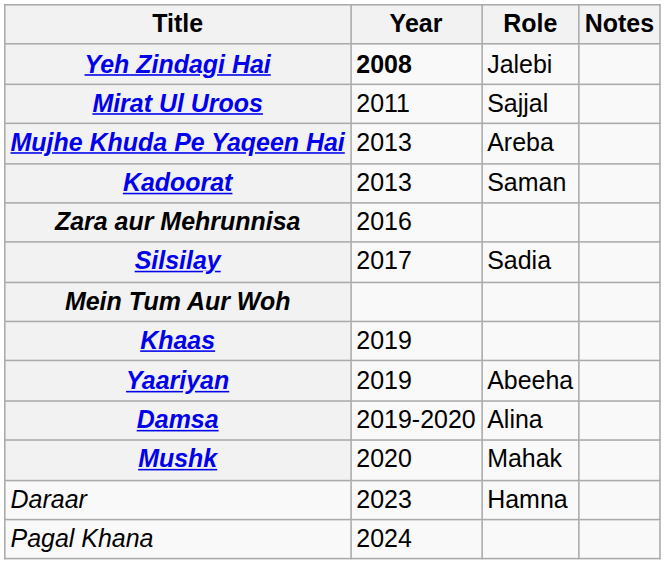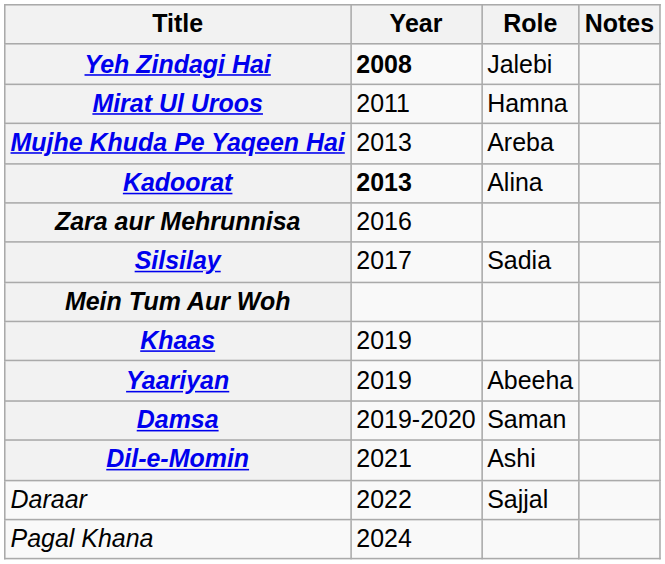(518, 103) Sajjal -> (527, 103) Hamna
(384, 182) normal -> (384, 182) bold
(527, 182) Saman -> (515, 182) Alina
(515, 420) Alina -> (527, 420) Saman
- row: (178, 459)
+ row: (178, 459)
(384, 499) 2023 -> (384, 499) 2022
(527, 499) Hamna -> (518, 499) Sajjal
